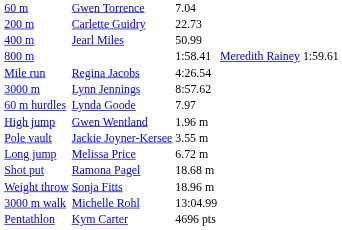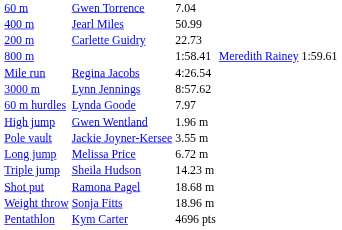rows swapped: (19, 24) <-> (19, 40)
+ row: (32, 170)
- row: (35, 203)
